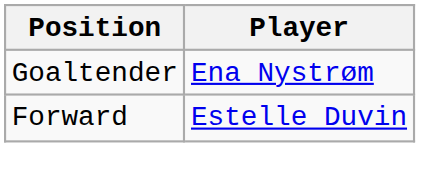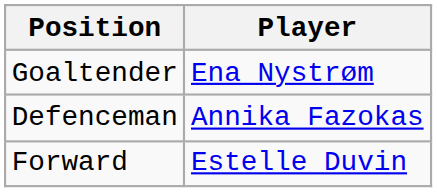+ row: (95, 118)
